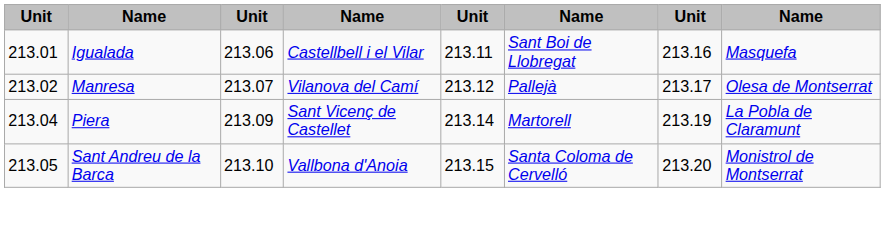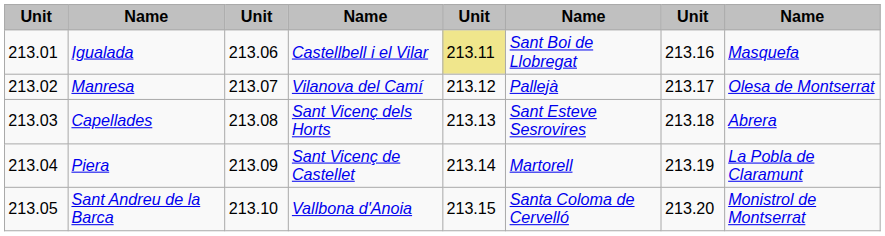(469, 52) no background -> (471, 52) khaki background
+ row: (112, 121)
